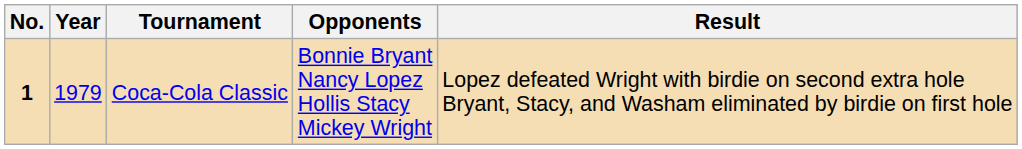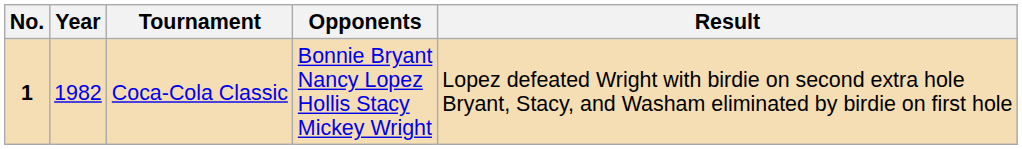(78, 92) 1979 -> (78, 92) 1982
